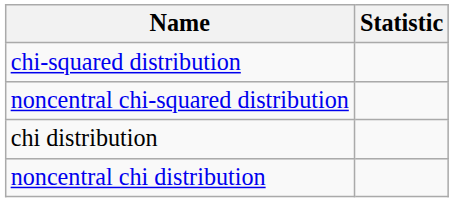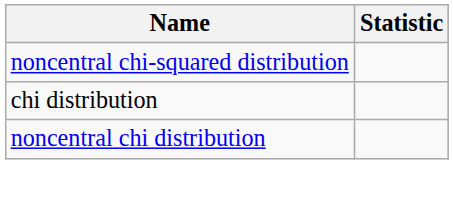- row: (126, 61)
